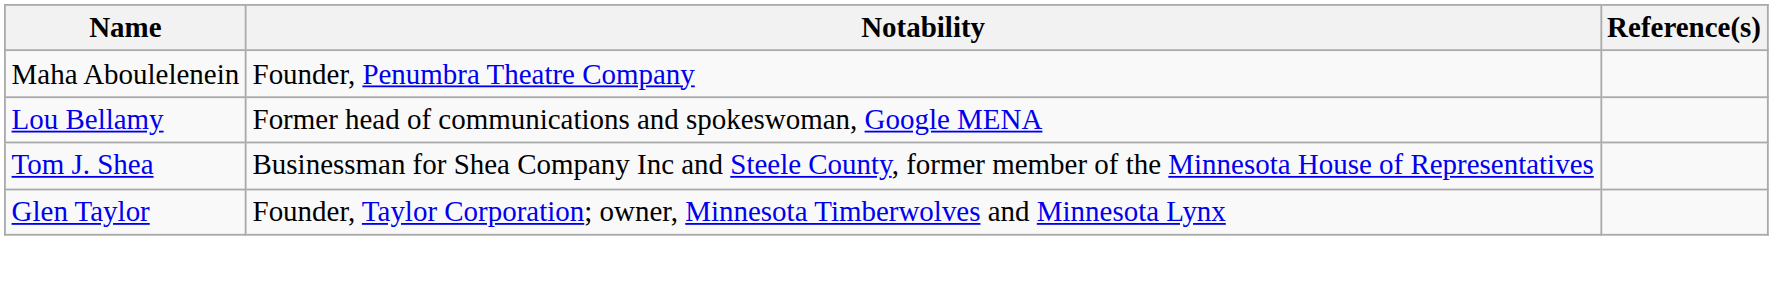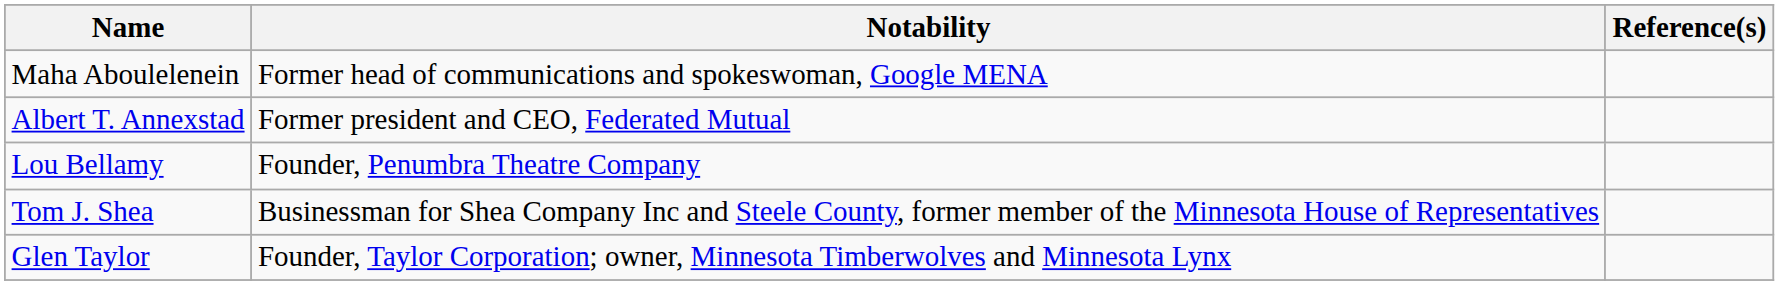(474, 73) Founder, Penumbra Theatre Company -> (653, 73) Former head of communications and spokeswoman, Google MENA
+ row: (128, 119)
(647, 119) Former head of communications and spokeswoman, Google MENA -> (479, 165) Founder, Penumbra Theatre Company
